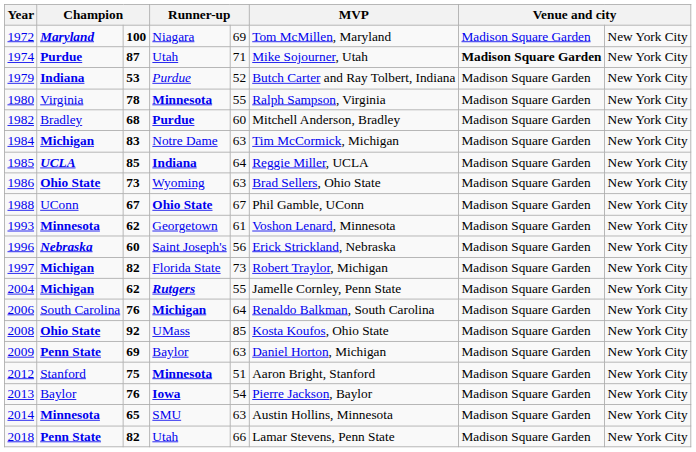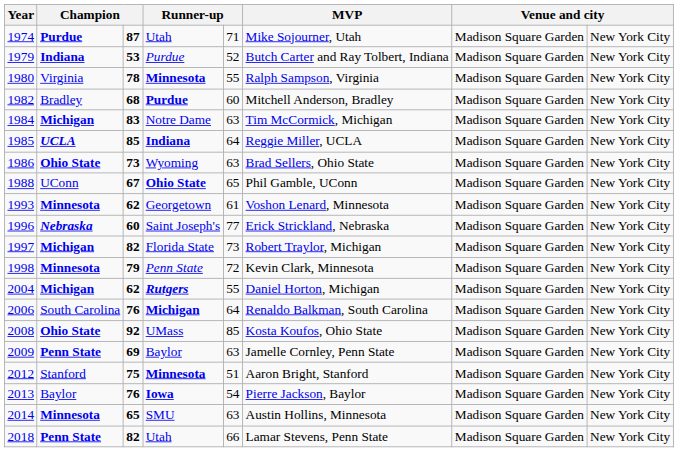- row: (21, 36)
(531, 57) bold -> (519, 36) normal
(239, 204) 67 -> (233, 183) 65
(239, 246) 56 -> (233, 225) 77
+ row: (21, 267)
(327, 288) Jamelle Cornley, Penn State -> (313, 288) Daniel Horton, Michigan
(319, 352) Daniel Horton, Michigan -> (320, 352) Jamelle Cornley, Penn State
